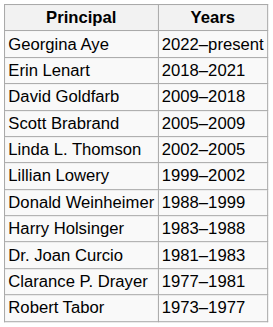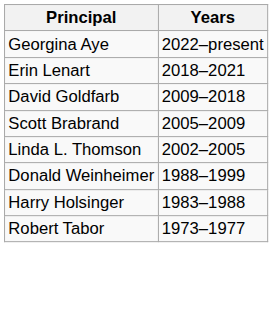- row: (59, 176)
- row: (66, 255)
- row: (78, 281)
